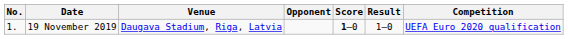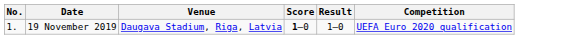- column: (309, 12)
